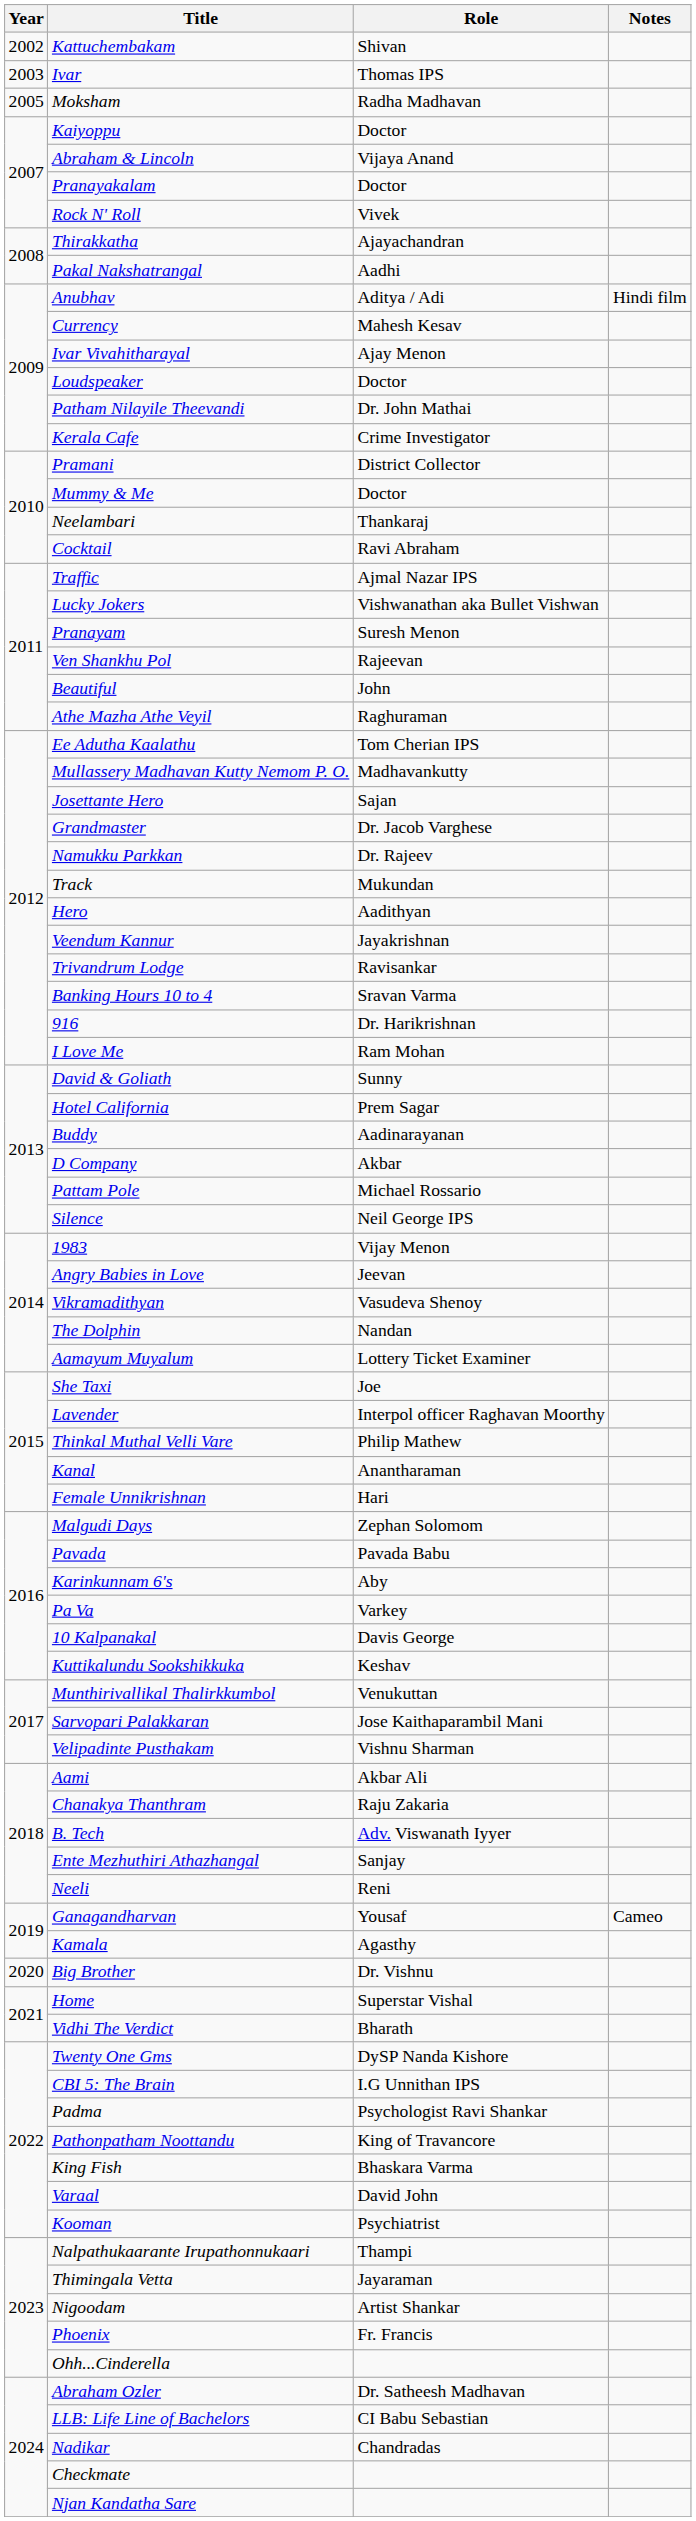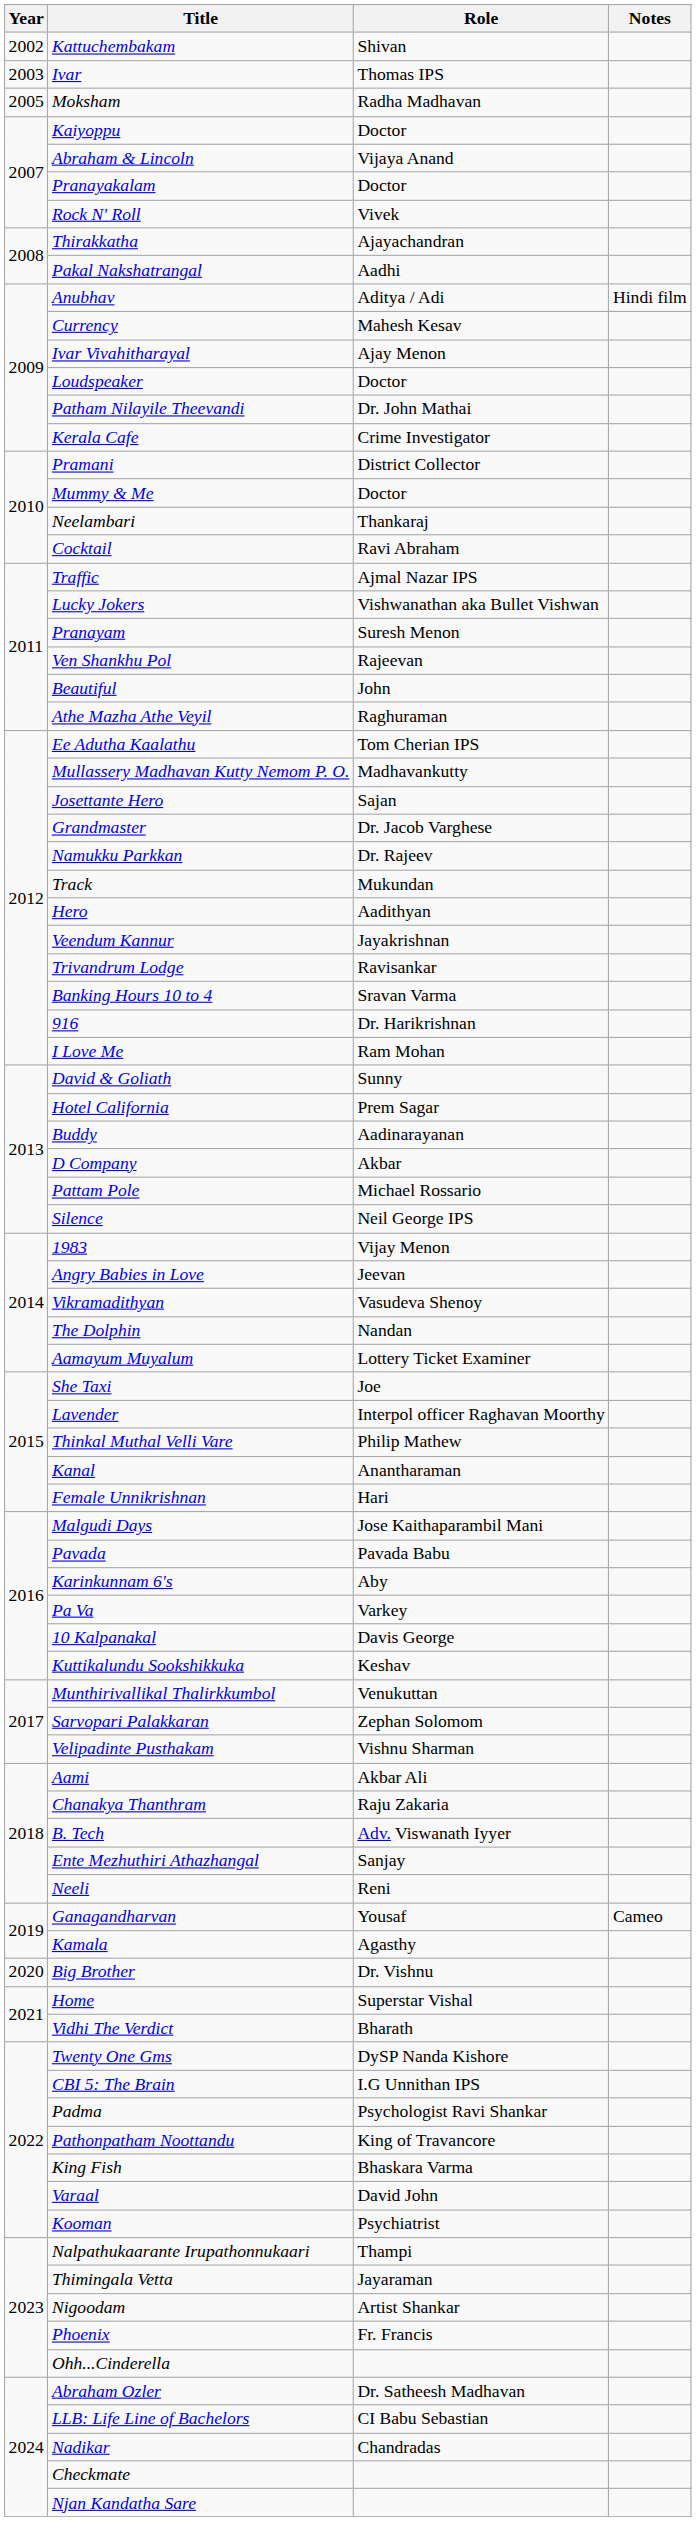(420, 1525) Zephan Solomom -> (450, 1525) Jose Kaithaparambil Mani
(450, 1721) Jose Kaithaparambil Mani -> (420, 1721) Zephan Solomom
